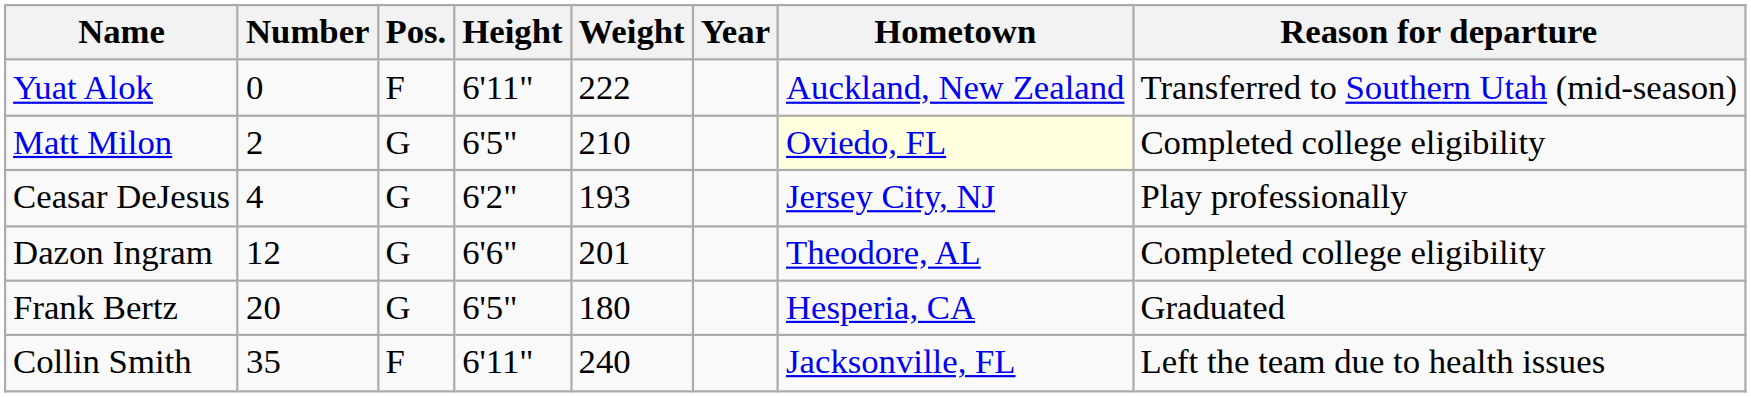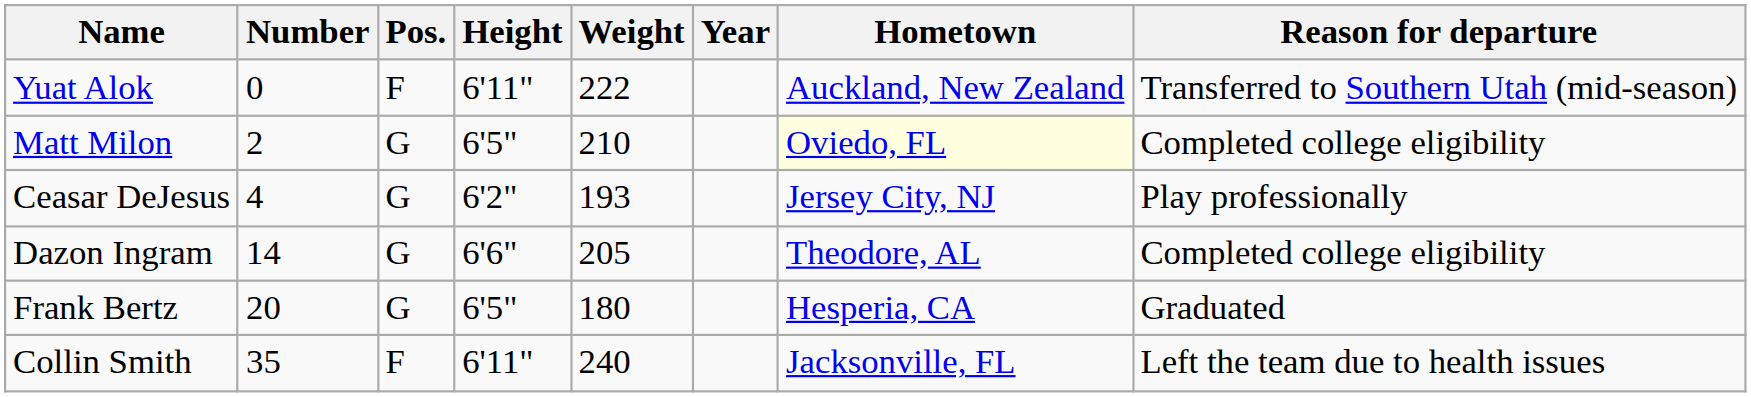(263, 252) 12 -> (263, 252) 14
(605, 252) 201 -> (605, 252) 205
